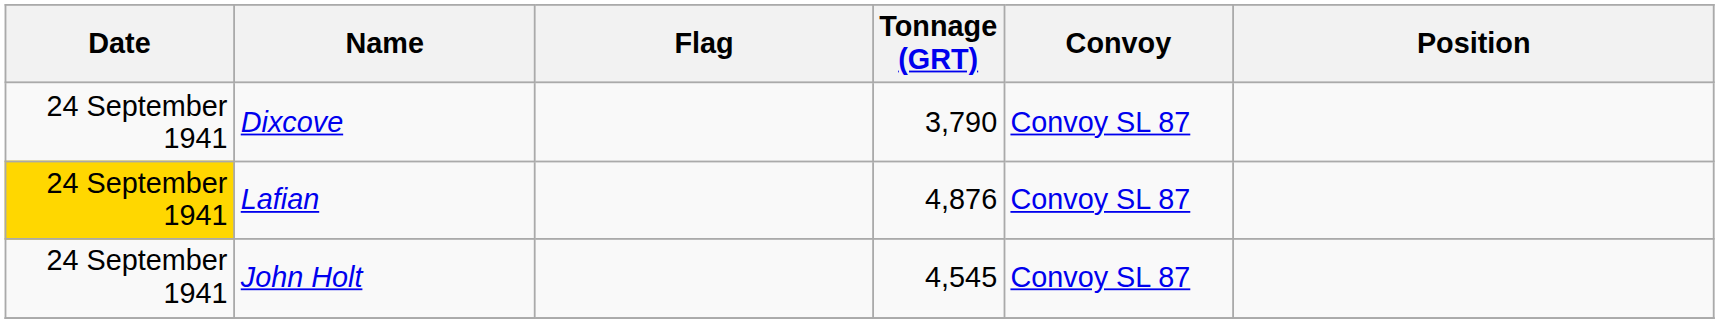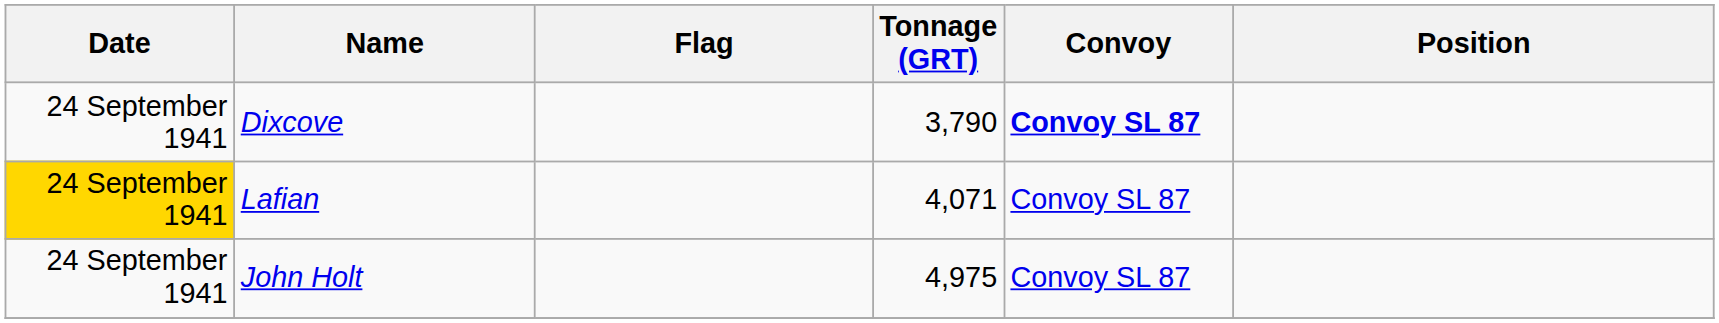(1100, 121) normal -> (1105, 121) bold
(961, 199) 4,876 -> (961, 199) 4,071
(961, 277) 4,545 -> (961, 277) 4,975
